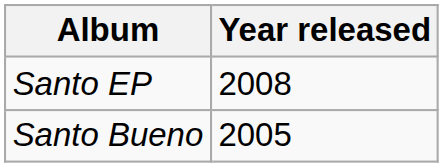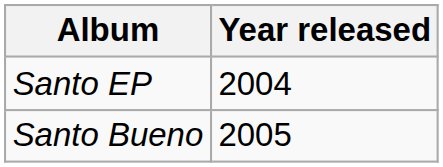(255, 82) 2008 -> (255, 82) 2004
